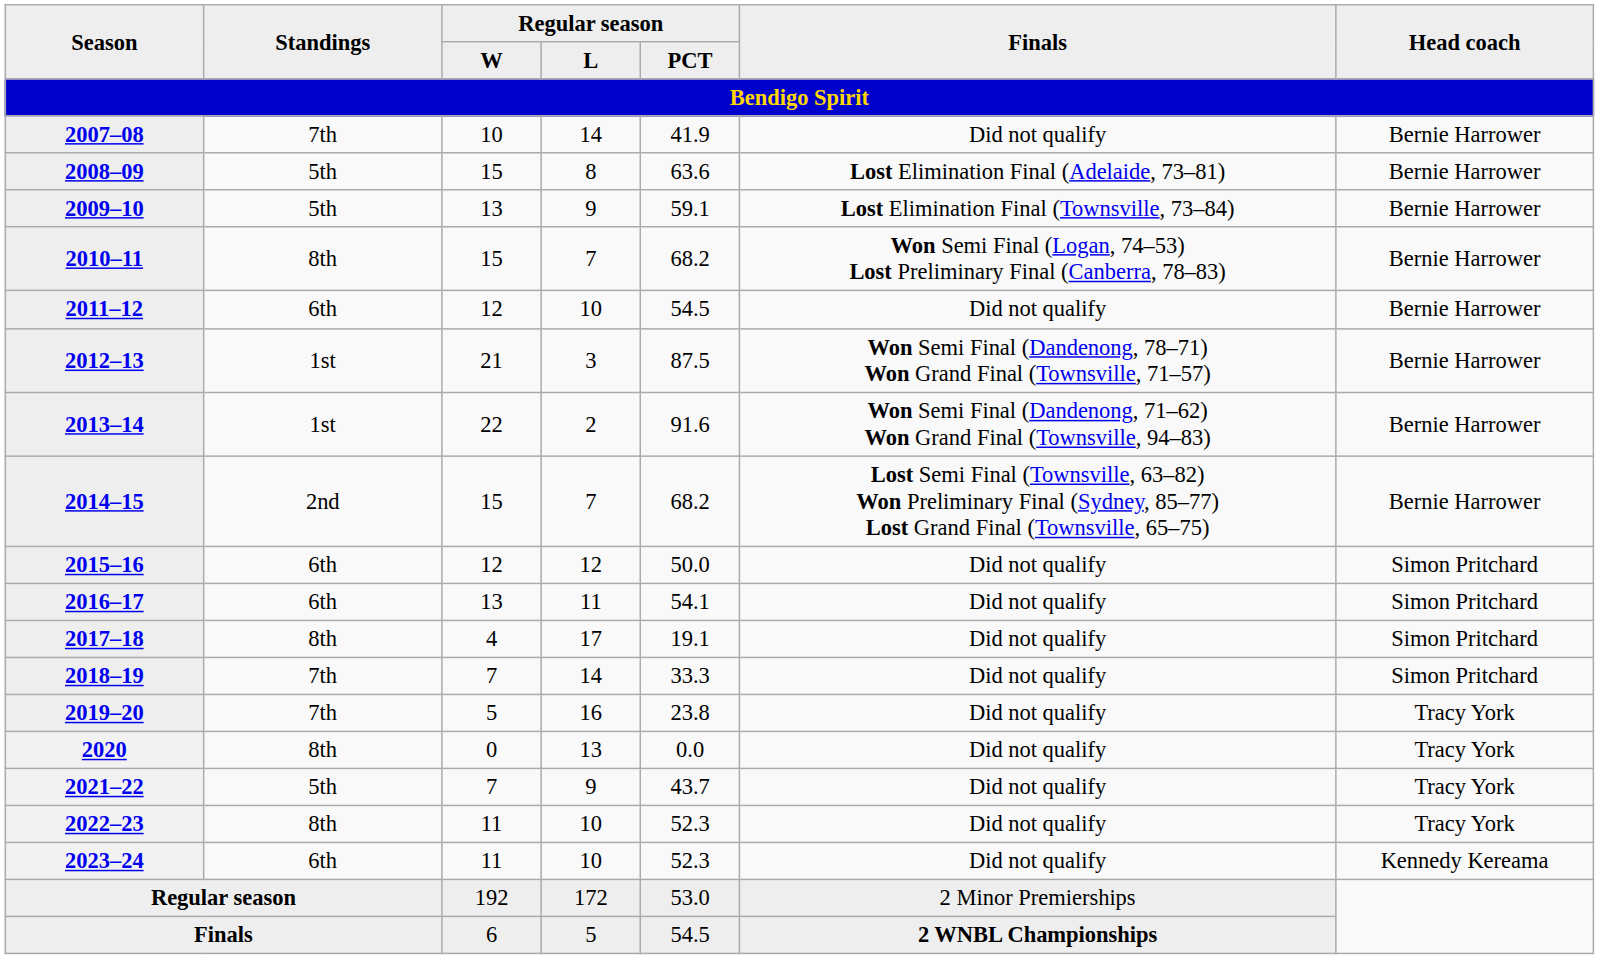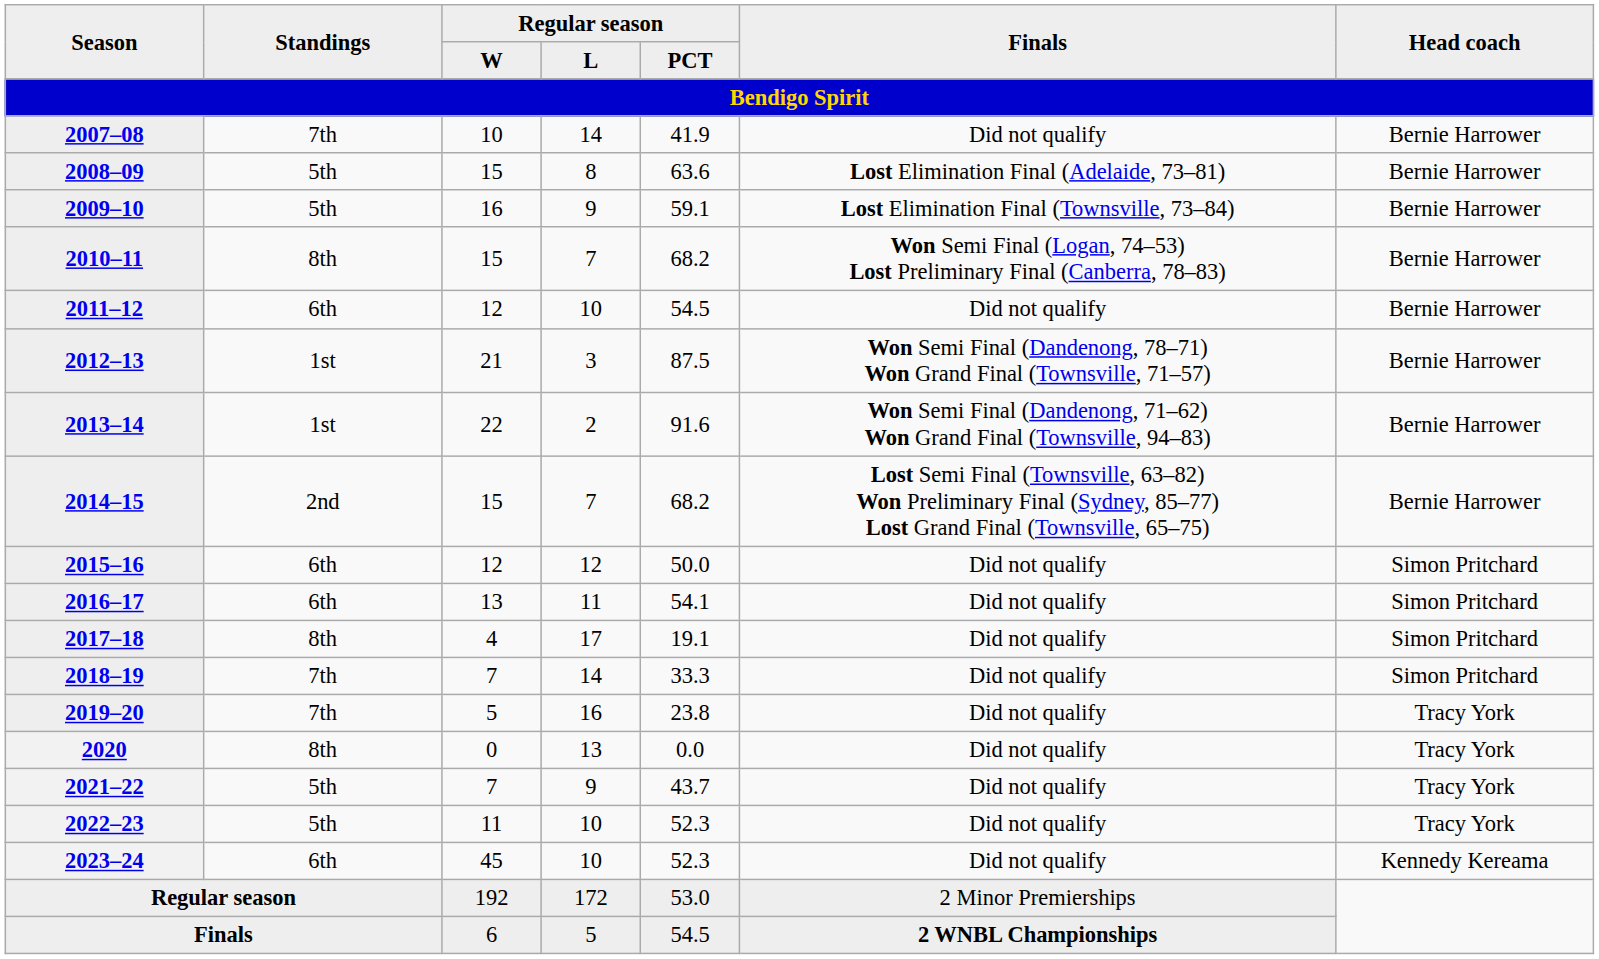(492, 208) 13 -> (492, 208) 16
(323, 824) 8th -> (323, 824) 5th
(492, 861) 11 -> (492, 861) 45
